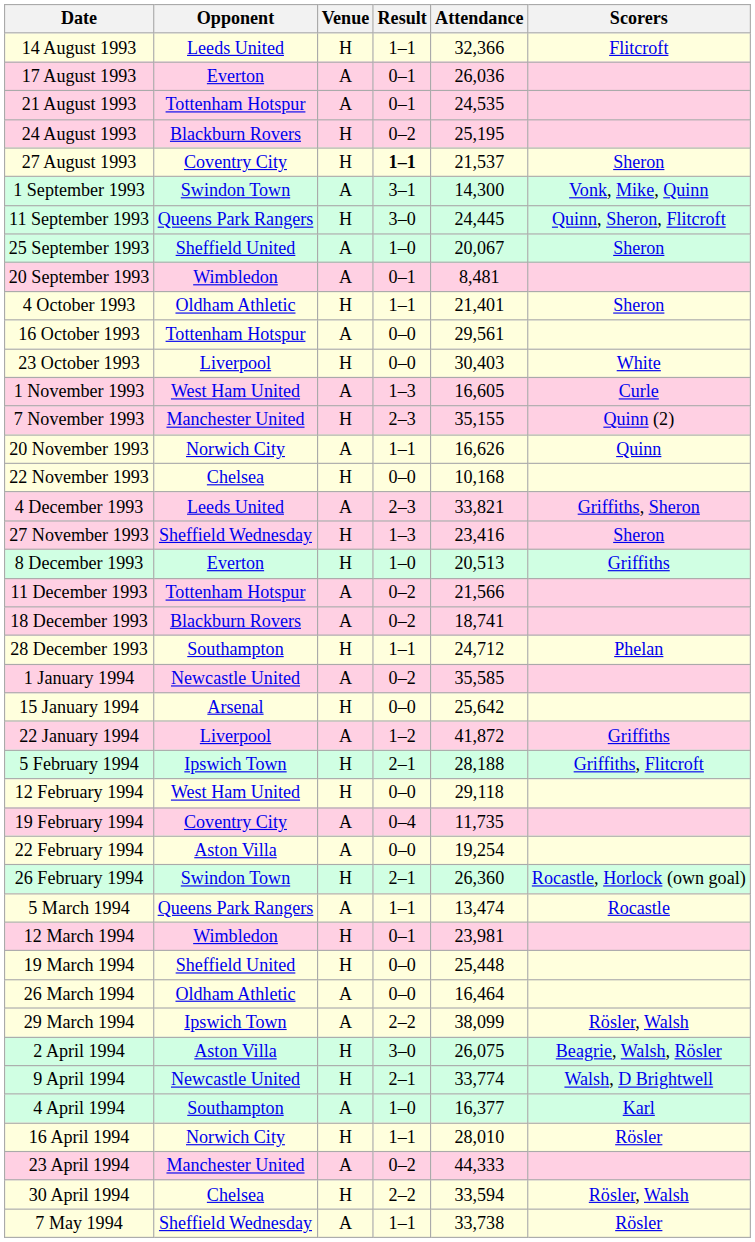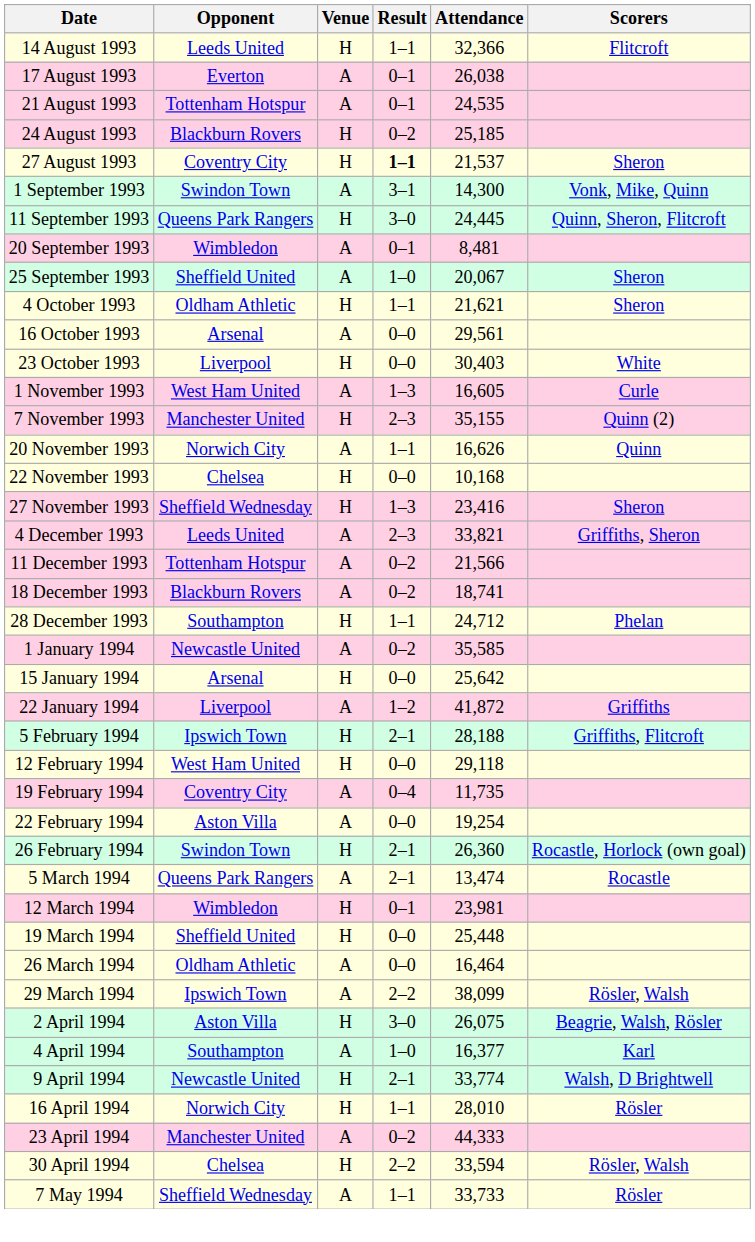(479, 76) 26,036 -> (479, 76) 26,038
(479, 133) 25,195 -> (479, 133) 25,185
rows swapped: (79, 276) <-> (79, 248)
(479, 305) 21,401 -> (479, 305) 21,621
(235, 334) Tottenham Hotspur -> (235, 334) Arsenal
rows swapped: (79, 534) <-> (79, 506)
- row: (79, 563)
(402, 907) 1–1 -> (402, 879) 2–1
rows swapped: (79, 1108) <-> (79, 1079)
(479, 1223) 33,738 -> (479, 1194) 33,733
